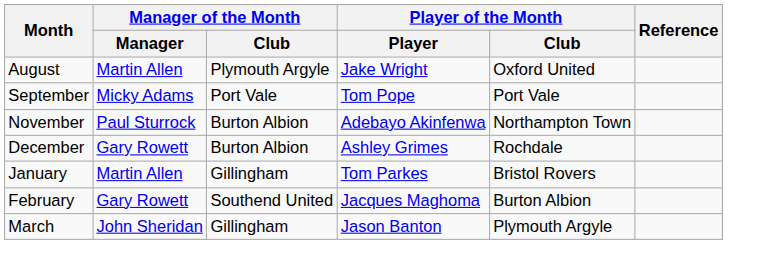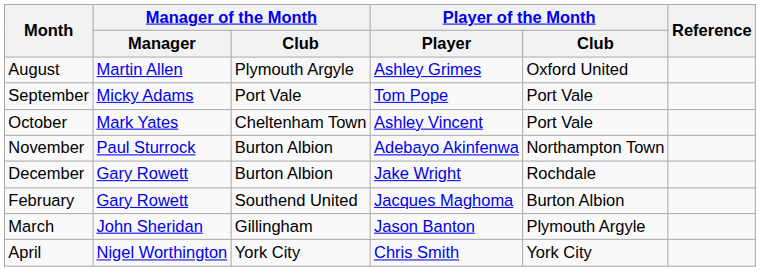(384, 69) Jake Wright -> (428, 69) Ashley Grimes
+ row: (38, 122)
(394, 148) Ashley Grimes -> (417, 174) Jake Wright
- row: (38, 174)
+ row: (25, 252)
